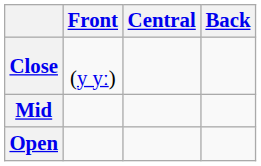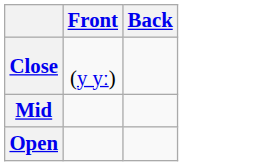- column: (162, 20)
